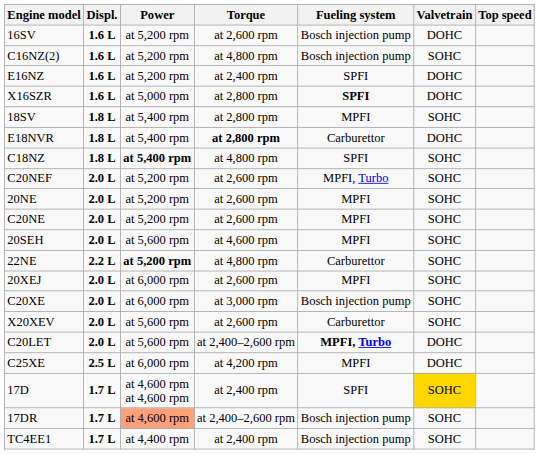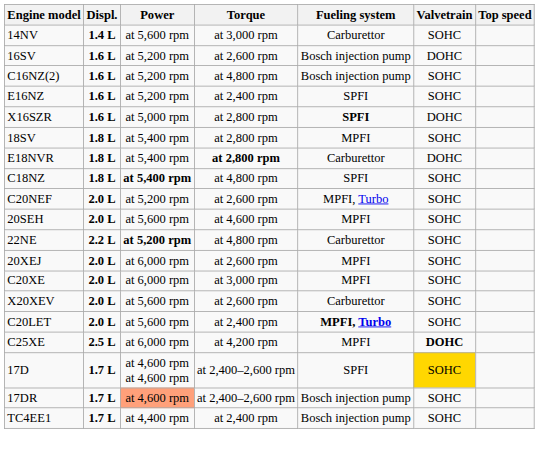+ row: (23, 34)
(444, 75) DOHC -> (444, 96) SOHC
- row: (22, 198)
- row: (26, 219)
(356, 300) Bosch injection pump -> (356, 280) MPFI
(246, 341) at 2,400–2,600 rpm -> (246, 321) at 2,400 rpm
(444, 341) DOHC -> (444, 321) SOHC
(444, 362) normal -> (444, 341) bold
(246, 390) at 2,400 rpm -> (246, 369) at 2,400–2,600 rpm
